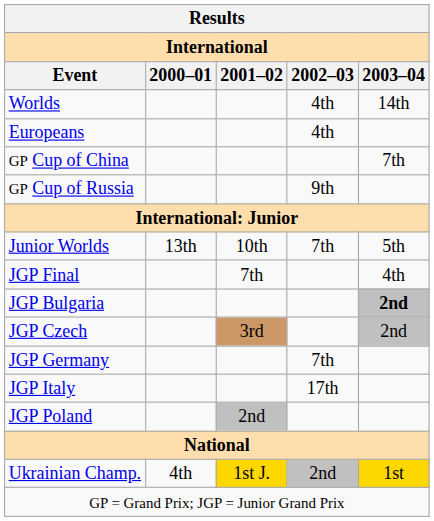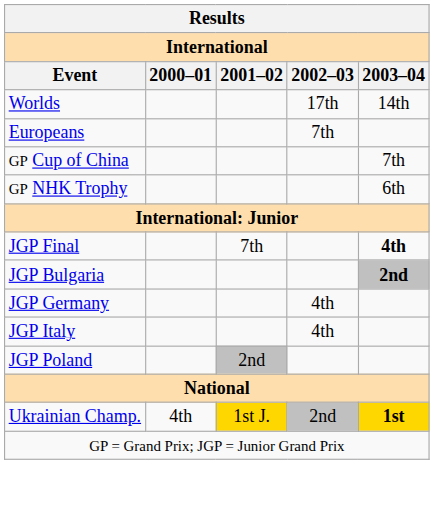(323, 103) 4th -> (323, 103) 17th
(323, 132) 4th -> (323, 132) 7th
- row: (71, 189)
+ row: (68, 189)
- row: (59, 246)
(394, 274) normal -> (394, 246) bold
- row: (48, 331)
(323, 359) 7th -> (323, 302) 4th
(323, 388) 17th -> (323, 331) 4th
(394, 473) normal -> (394, 416) bold
